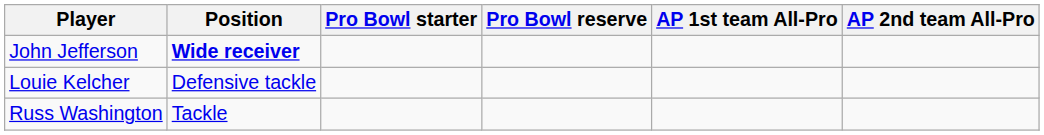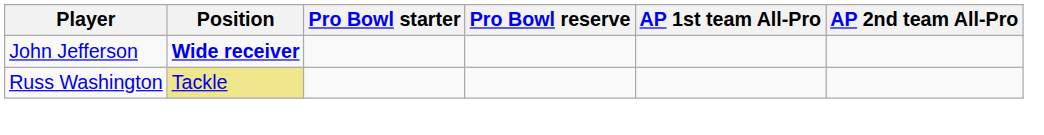- row: (69, 82)
(200, 113) no background -> (200, 82) khaki background
